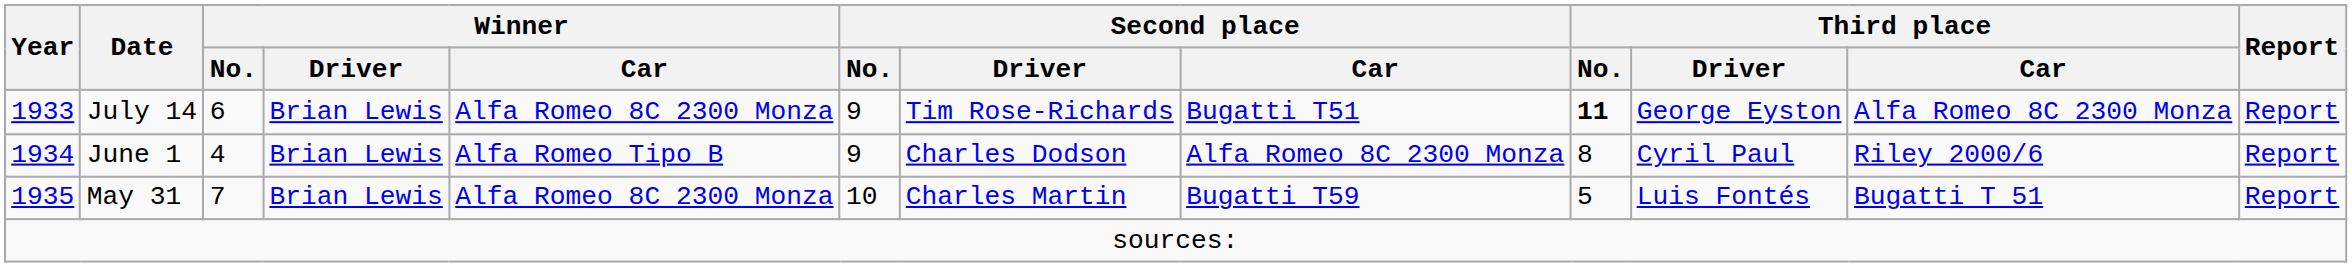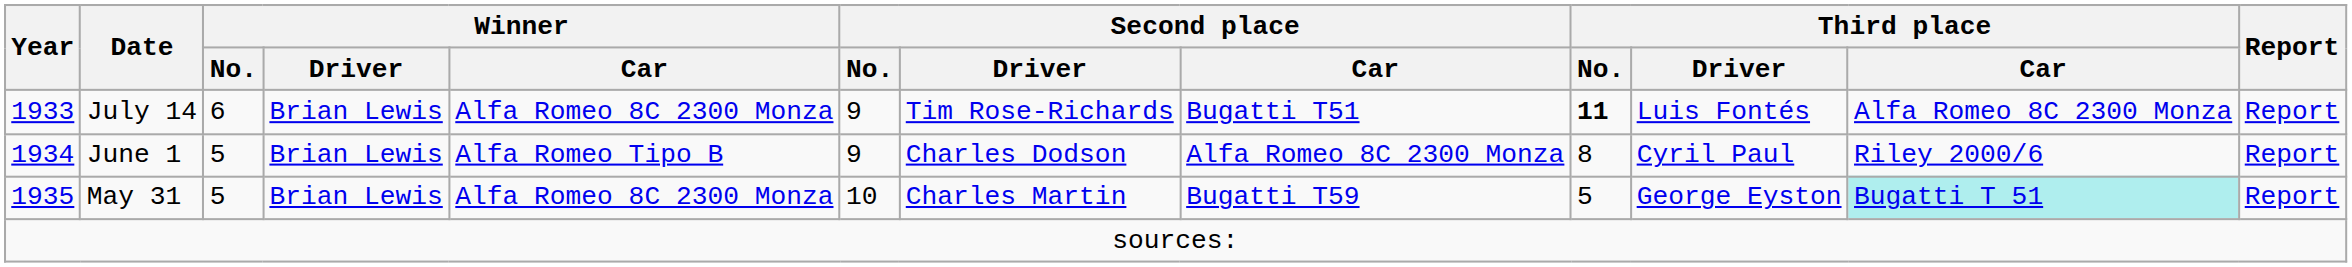(1739, 112) George Eyston -> (1723, 112) Luis Fontés
(218, 155) 4 -> (218, 155) 5
(218, 198) 7 -> (218, 198) 5
(1723, 198) Luis Fontés -> (1739, 198) George Eyston
(1949, 198) no background -> (1949, 198) paleturquoise background
